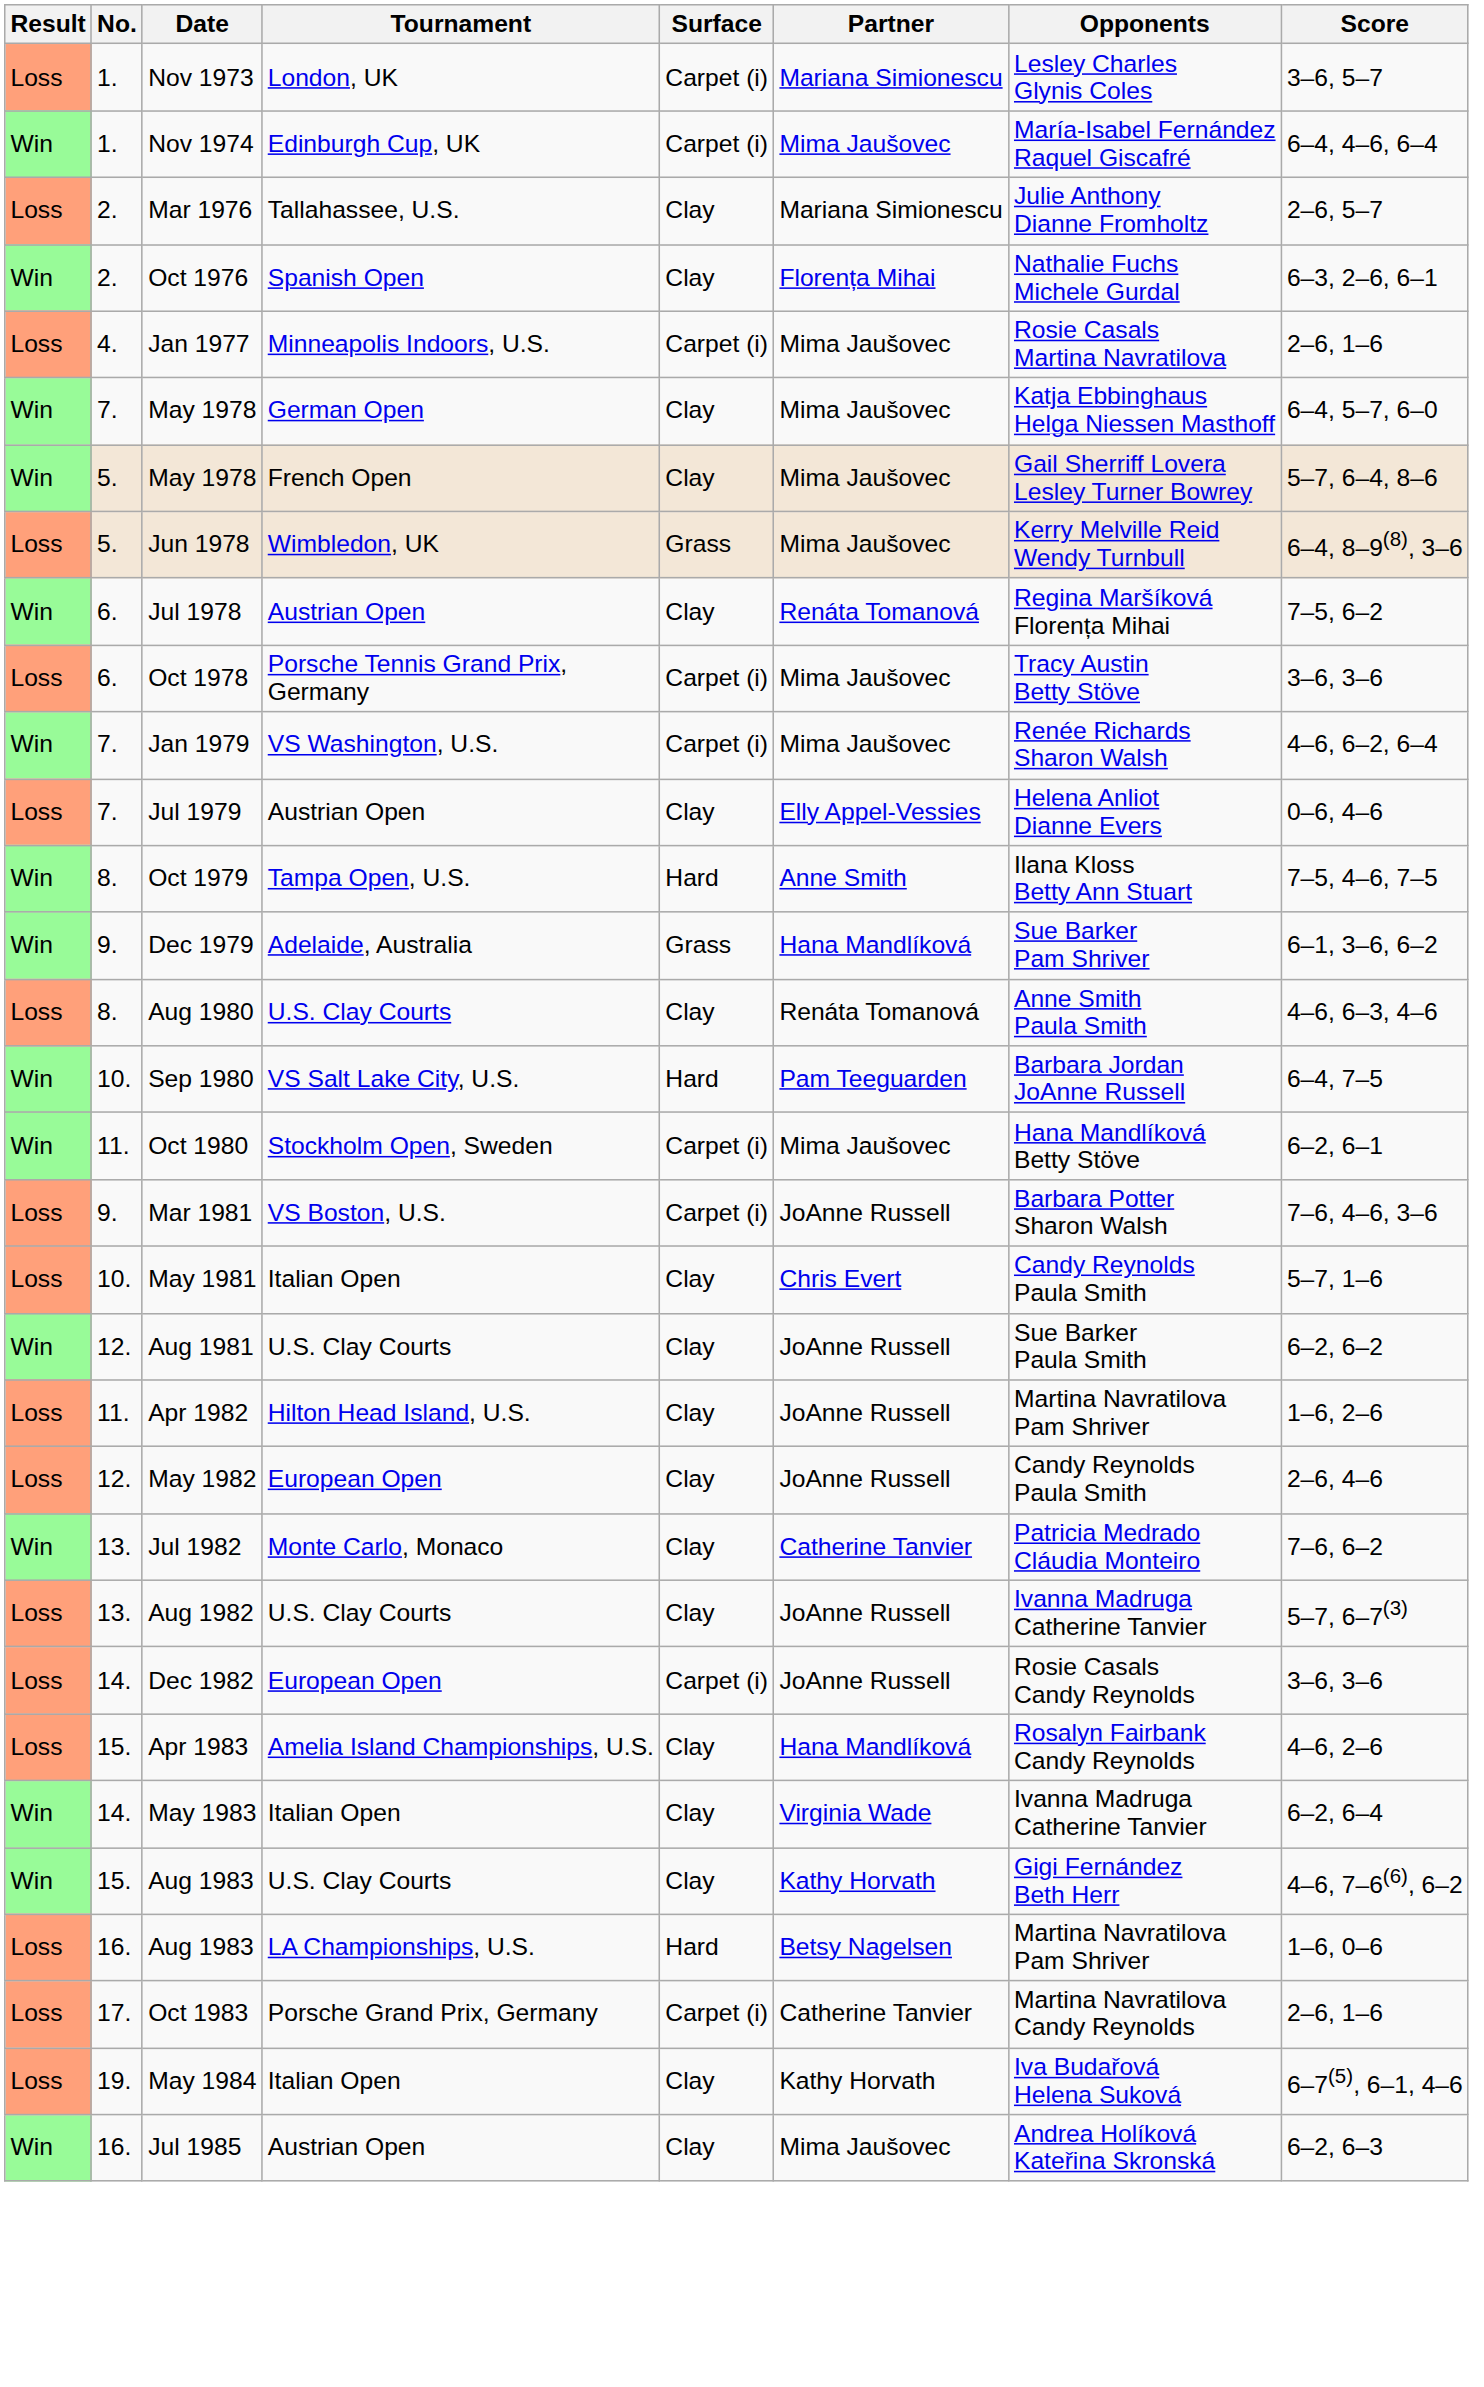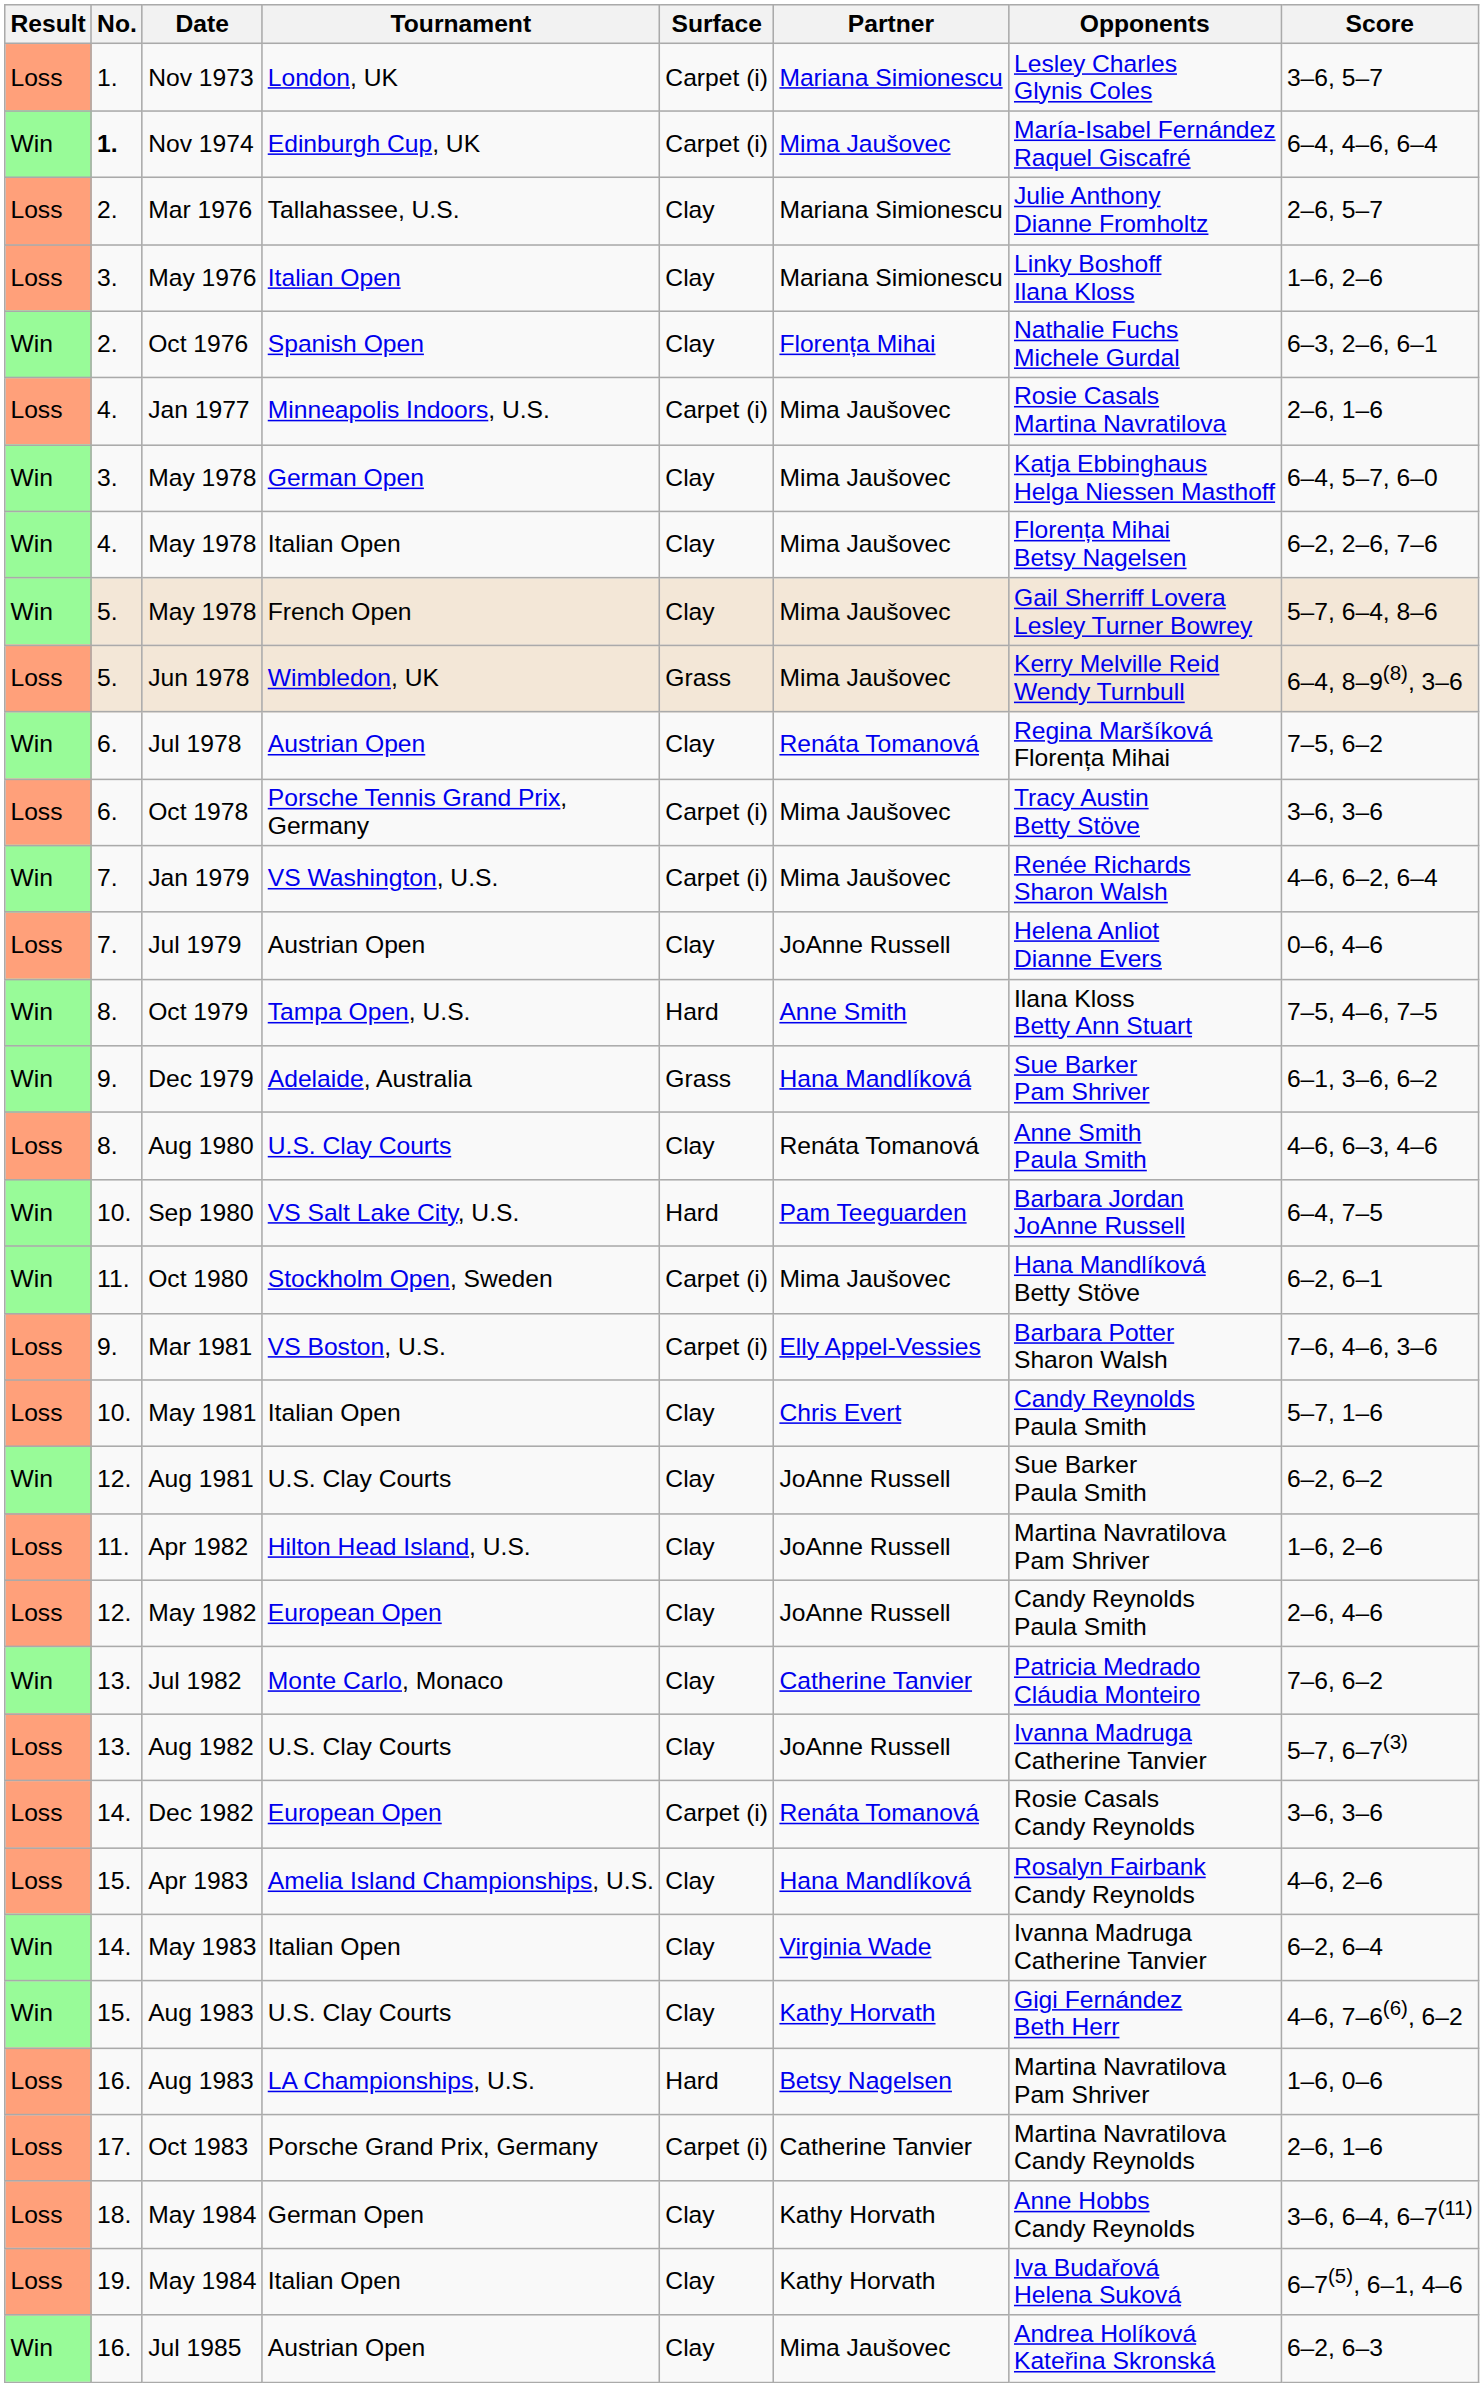(107, 143) normal -> (107, 143) bold
+ row: (202, 277)
(107, 410) 7. -> (107, 477) 3.
+ row: (202, 544)
(880, 811) Elly Appel-Vessies -> (865, 945) JoAnne Russell
(865, 1212) JoAnne Russell -> (880, 1346) Elly Appel-Vessies
(865, 1680) JoAnne Russell -> (879, 1813) Renáta Tomanová
+ row: (202, 2214)
